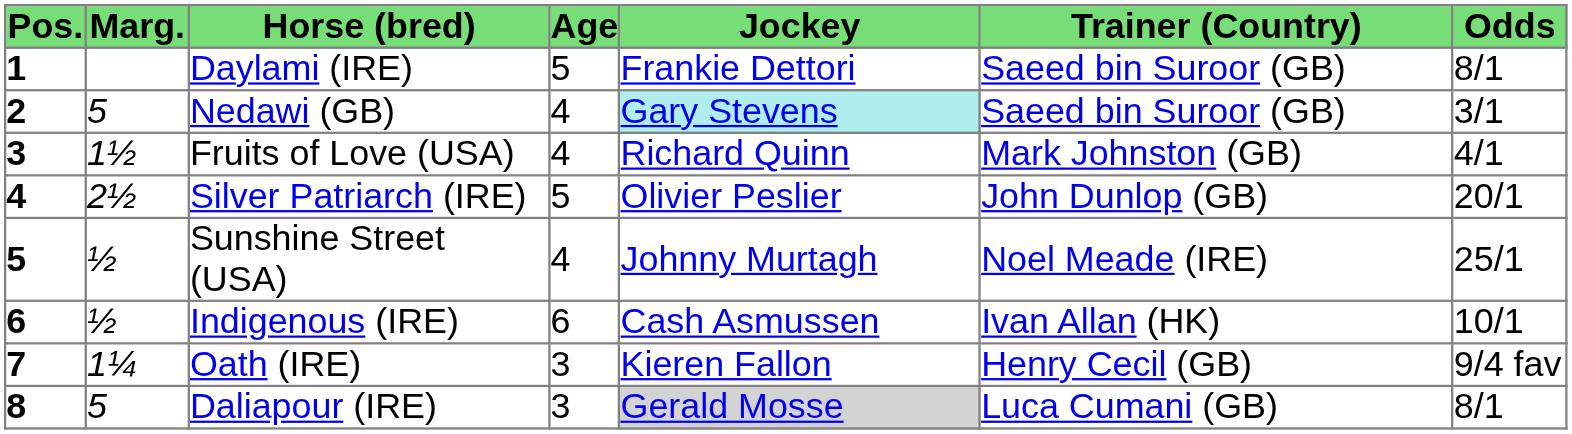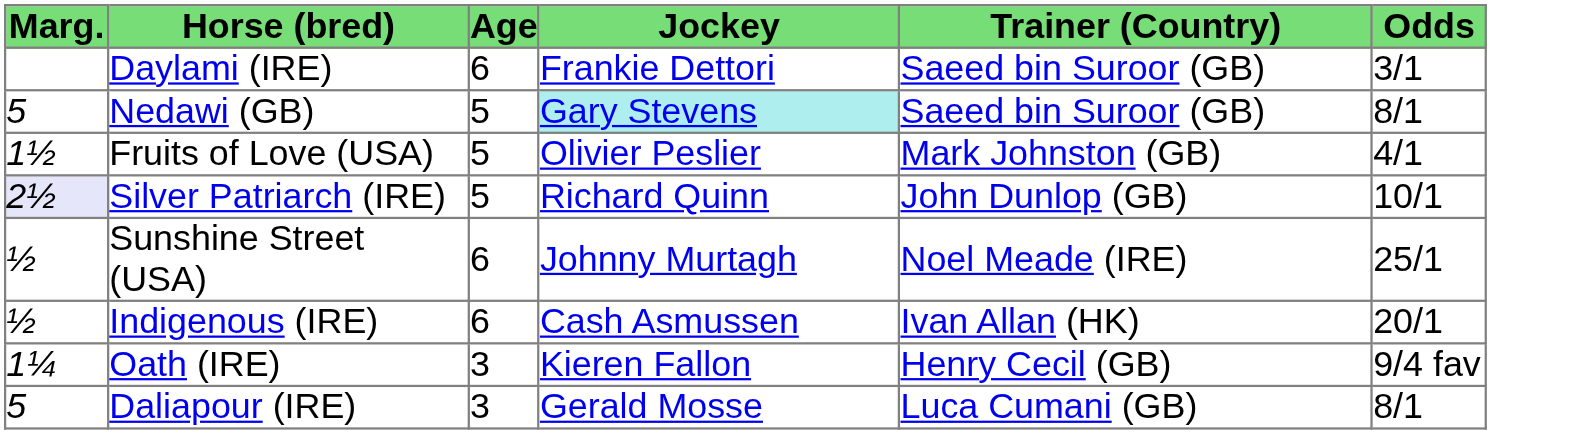- column: (45, 25)
(561, 68) 5 -> (480, 68) 6
(1479, 68) 8/1 -> (1398, 68) 3/1
(561, 110) 4 -> (480, 110) 5
(1479, 110) 3/1 -> (1398, 110) 8/1
(561, 153) 4 -> (480, 153) 5
(735, 153) Richard Quinn -> (650, 153) Olivier Peslier
(112, 196) no background -> (31, 196) lavender background
(731, 196) Olivier Peslier -> (654, 196) Richard Quinn
(1489, 196) 20/1 -> (1408, 196) 10/1
(561, 258) 4 -> (480, 258) 6
(1489, 321) 10/1 -> (1408, 321) 20/1
(732, 406) lightgrey background -> (651, 406) no background
